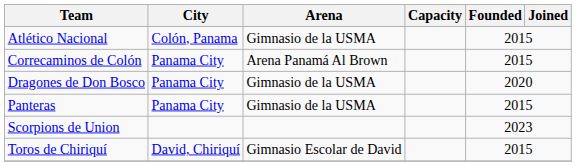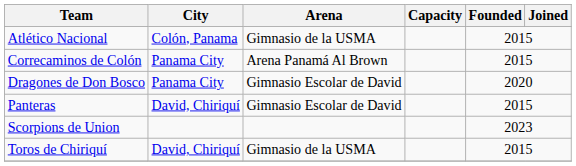(311, 82) Gimnasio de la USMA -> (324, 82) Gimnasio Escolar de David
(188, 104) Panama City -> (196, 104) David, Chiriquí
(311, 104) Gimnasio de la USMA -> (324, 104) Gimnasio Escolar de David
(324, 149) Gimnasio Escolar de David -> (311, 149) Gimnasio de la USMA
